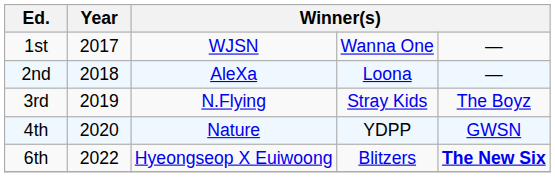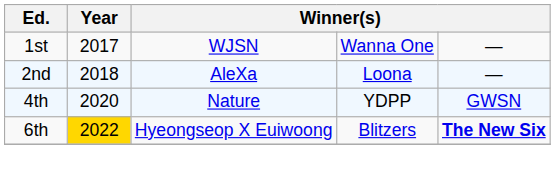- row: (36, 102)
(99, 158) no background -> (99, 130) gold background
